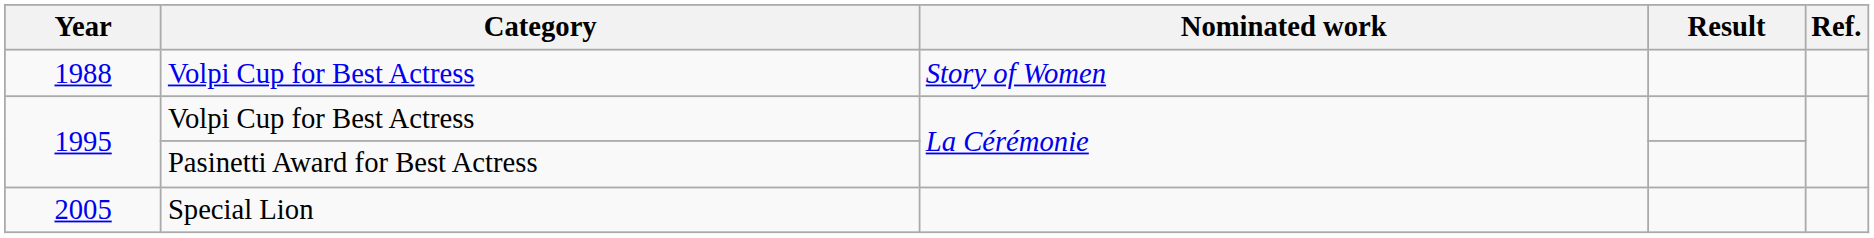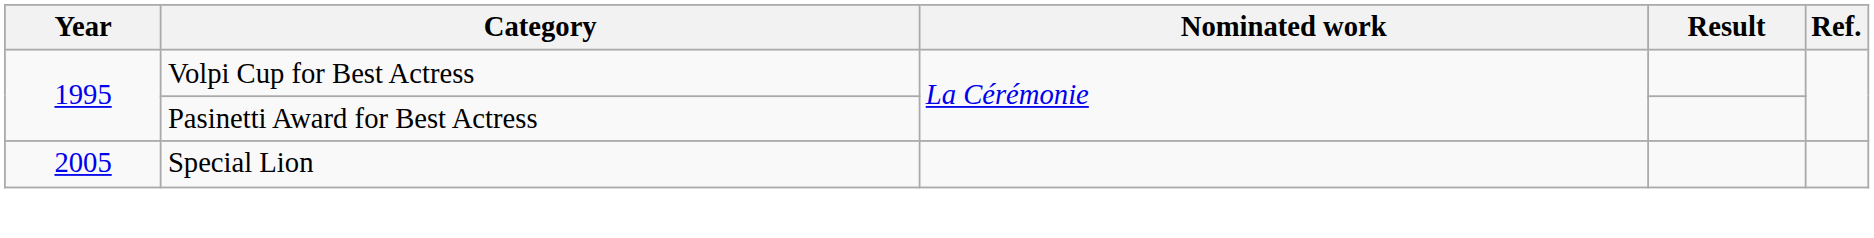- row: (83, 72)
